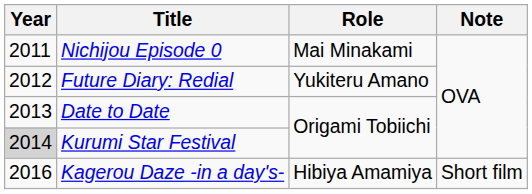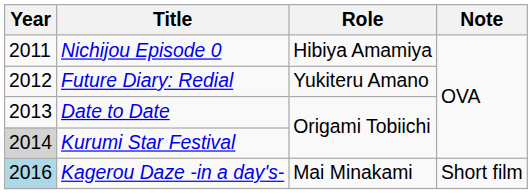(353, 50) Mai Minakami -> (363, 50) Hibiya Amamiya
(31, 173) no background -> (31, 173) lightblue background
(363, 173) Hibiya Amamiya -> (353, 173) Mai Minakami
